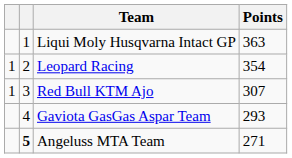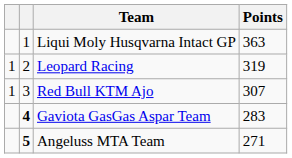(254, 66) 354 -> (254, 66) 319
(26, 116) normal -> (26, 116) bold
(254, 116) 293 -> (254, 116) 283
